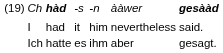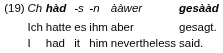rows swapped: (59, 43) <-> (55, 27)
